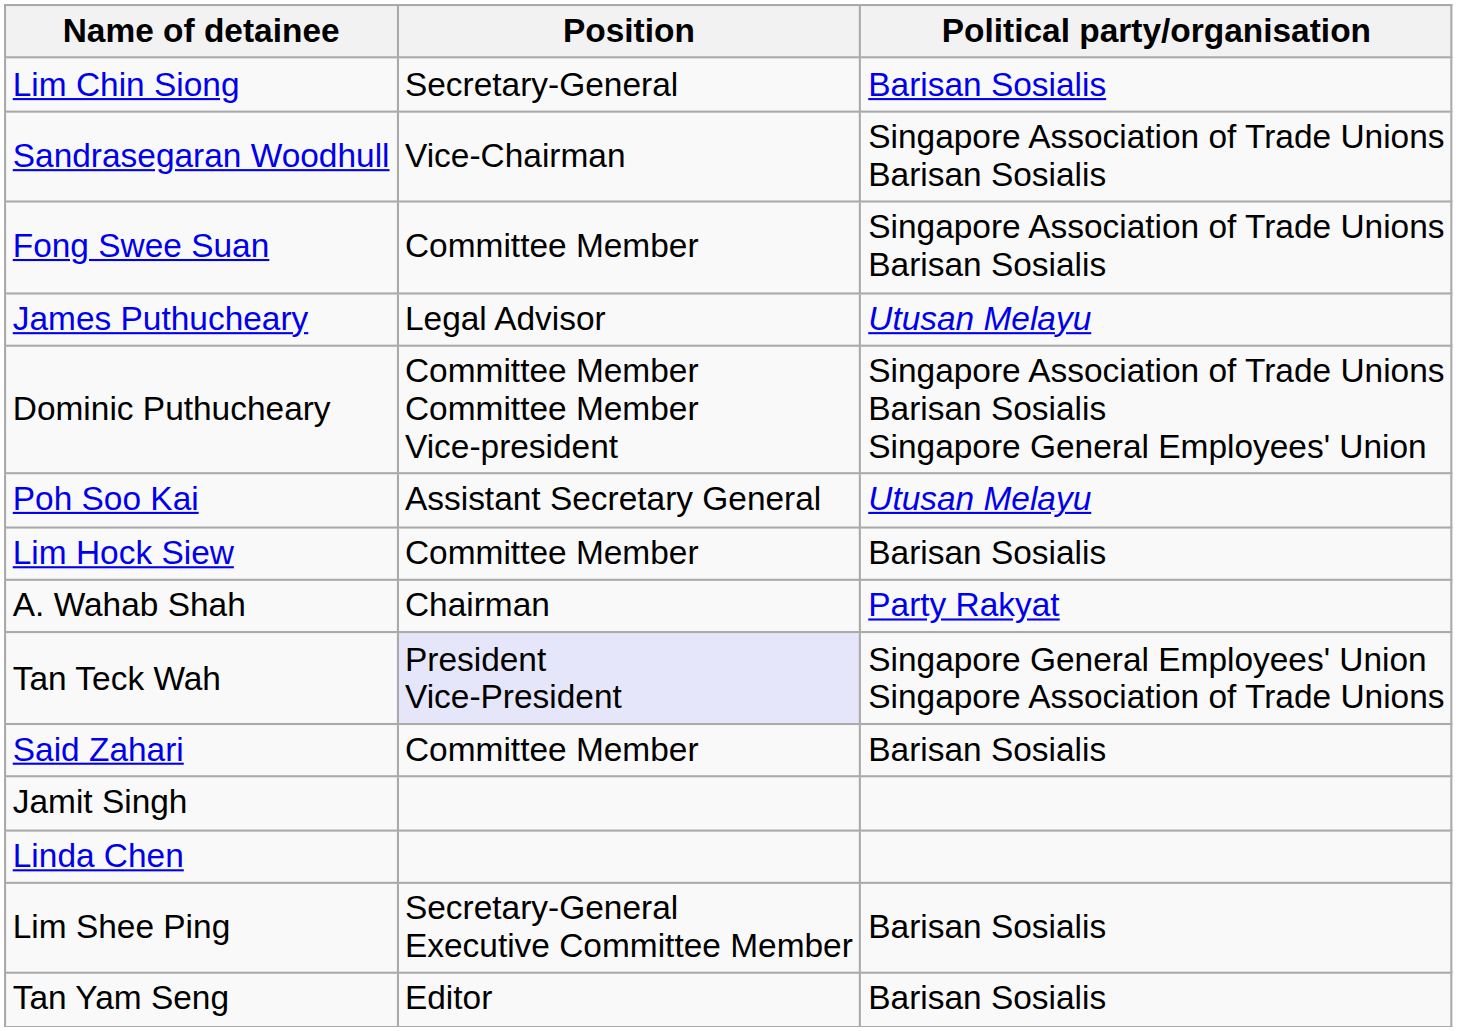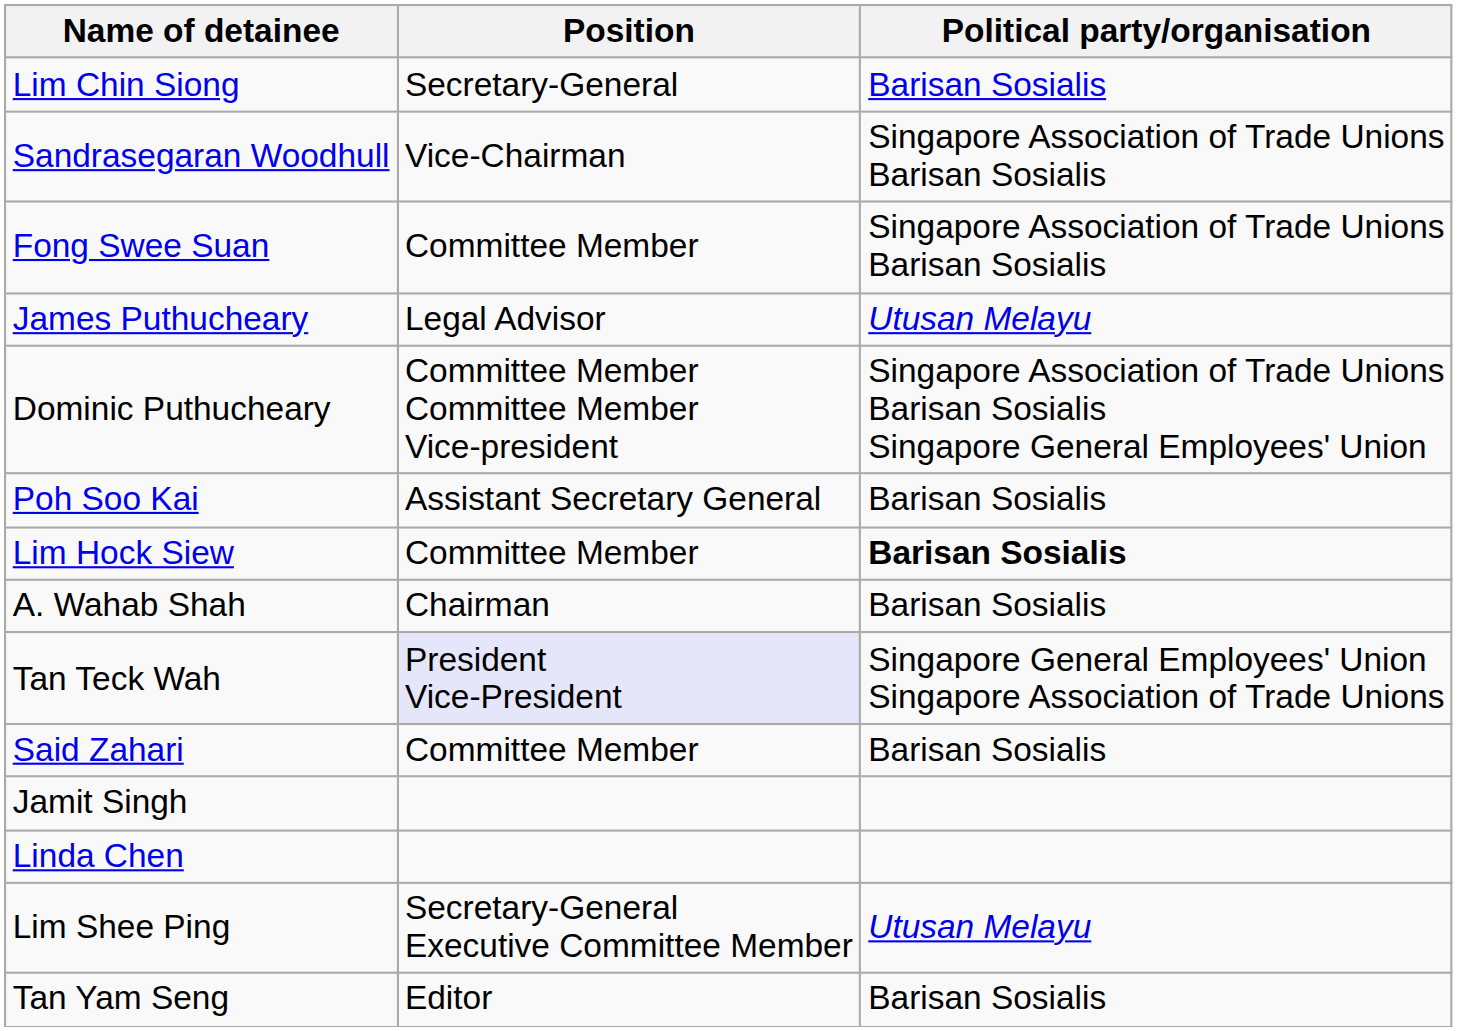(980, 499) Utusan Melayu -> (987, 499) Barisan Sosialis
(987, 552) normal -> (997, 552) bold
(964, 605) Party Rakyat -> (987, 605) Barisan Sosialis
(987, 927) Barisan Sosialis -> (980, 927) Utusan Melayu
